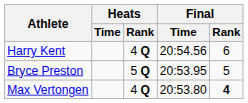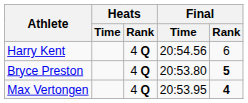(140, 71) 5 Q -> (140, 71) 4 Q
(183, 71) 20:53.95 -> (183, 71) 20:53.80
(226, 71) normal -> (226, 71) bold
(183, 90) 20:53.80 -> (183, 90) 20:53.95
